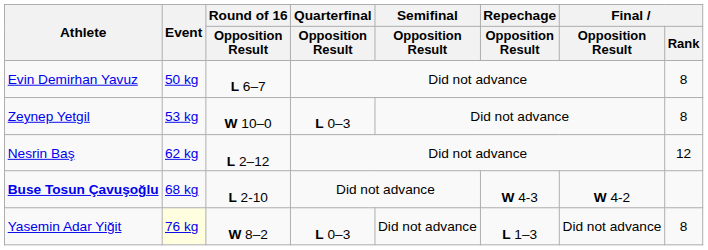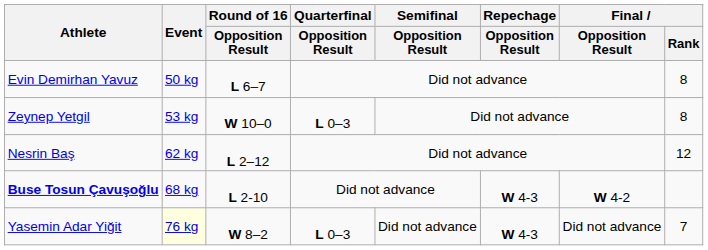(520, 234) L 1–3 -> (520, 234) W 4-3
(684, 227) 8 -> (684, 227) 7
